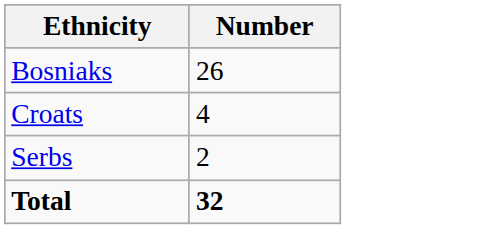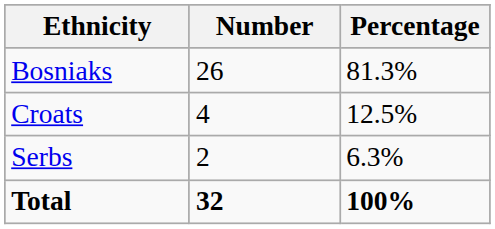+ column: (415, 26)
